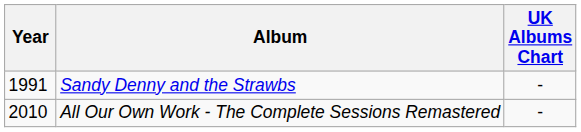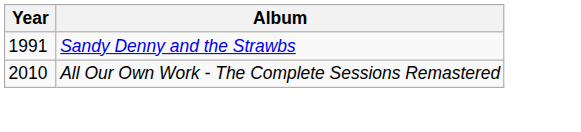- column: (540, 37)
